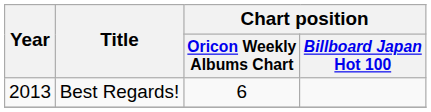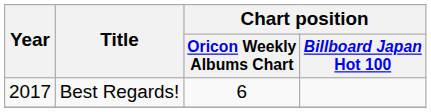(30, 92) 2013 -> (30, 92) 2017
